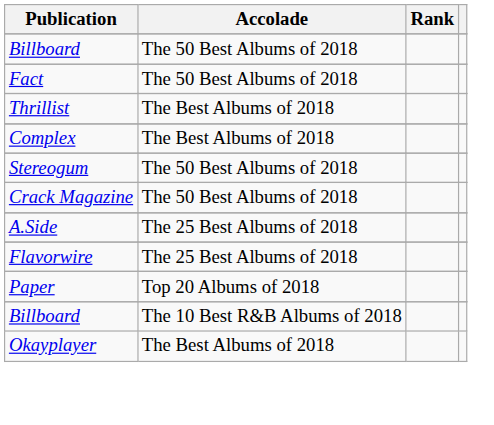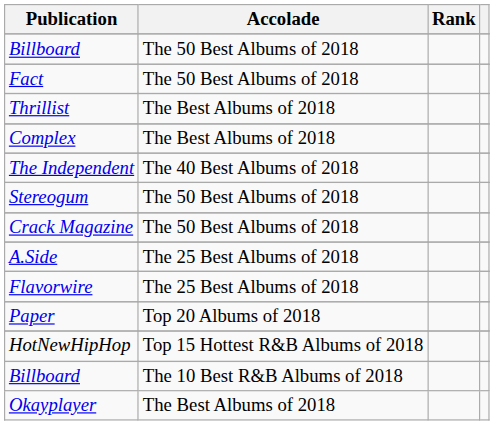+ row: (72, 167)
+ row: (70, 345)
